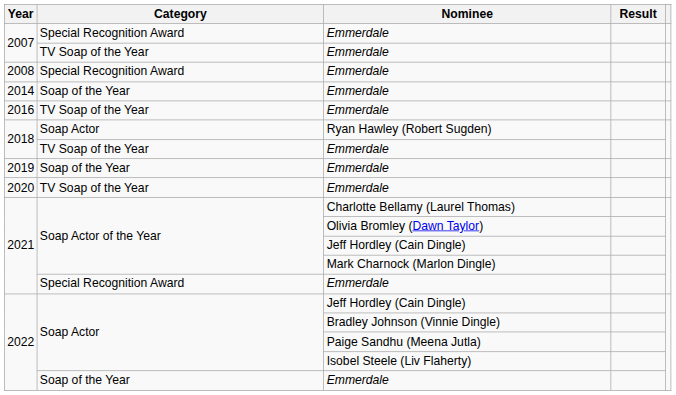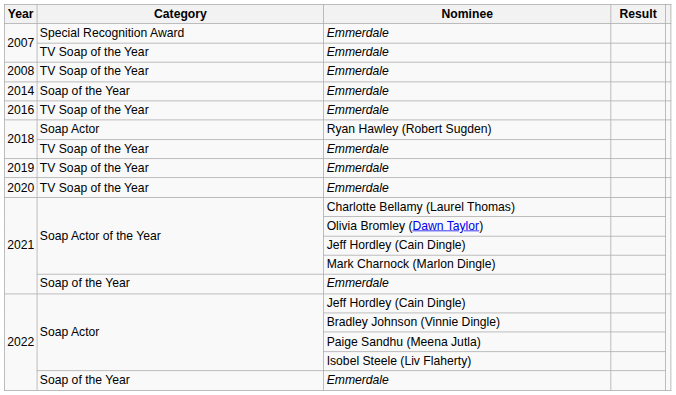(112, 71) Special Recognition Award -> (94, 71) TV Soap of the Year
(85, 168) Soap of the Year -> (94, 168) TV Soap of the Year
(112, 284) Special Recognition Award -> (85, 284) Soap of the Year
